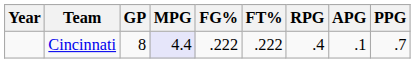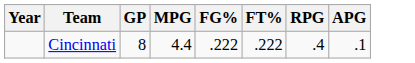- column: (390, 18)
(182, 44) lavender background -> (182, 44) no background
